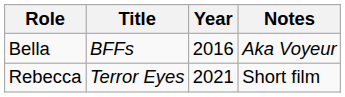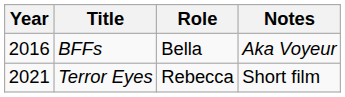columns swapped: (213, 19) <-> (45, 19)
